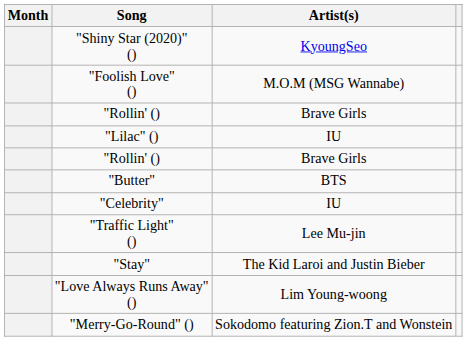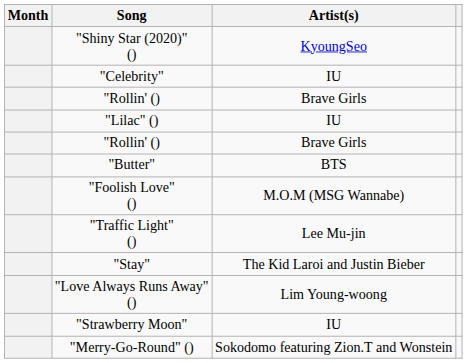rows swapped: (132, 203) <-> (132, 84)
+ row: (132, 324)
